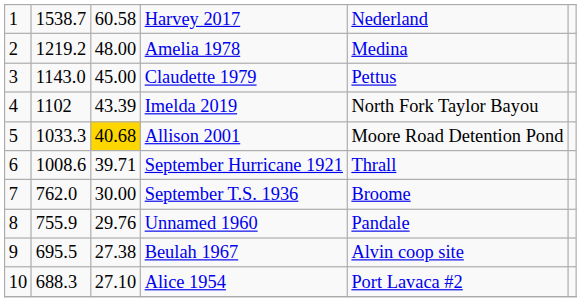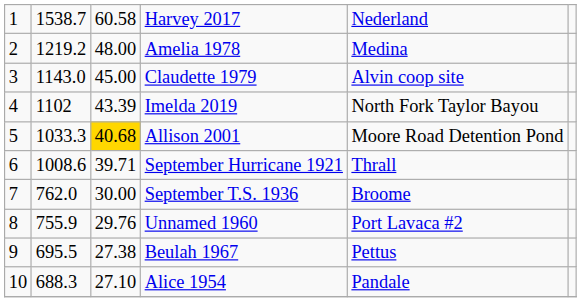(374, 77) Pettus -> (408, 77) Alvin coop site
(381, 223) Pandale -> (407, 223) Port Lavaca #2
(408, 252) Alvin coop site -> (374, 252) Pettus
(407, 281) Port Lavaca #2 -> (381, 281) Pandale
